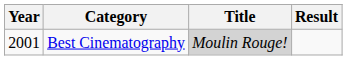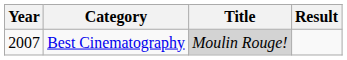(24, 42) 2001 -> (24, 42) 2007
